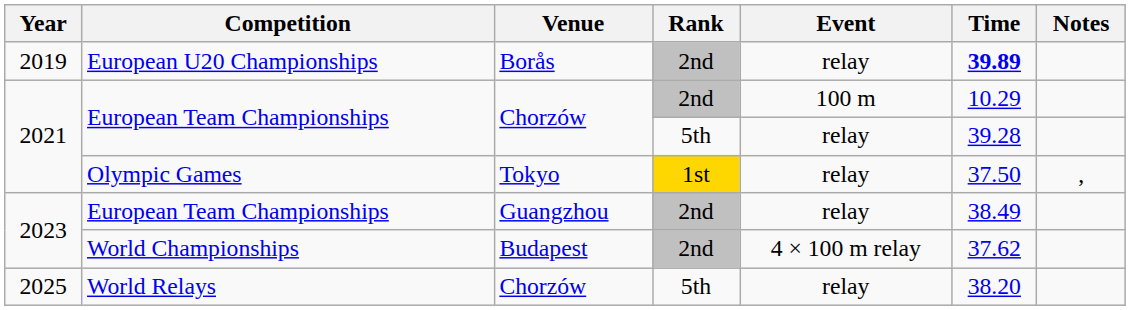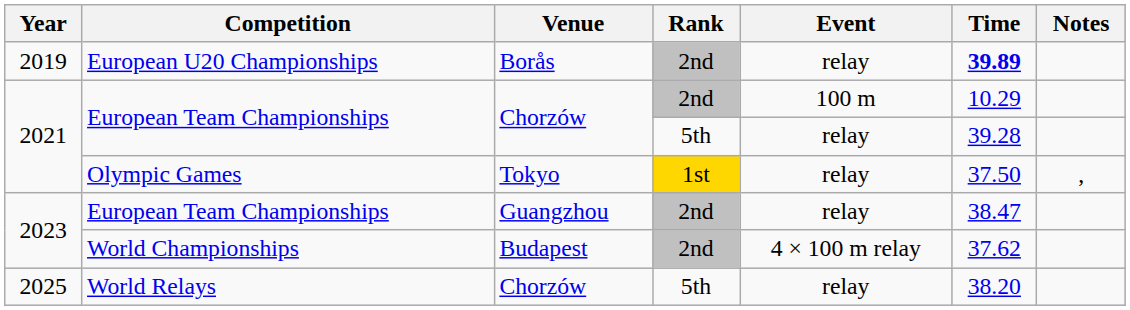(994, 211) 38.49 -> (994, 211) 38.47
